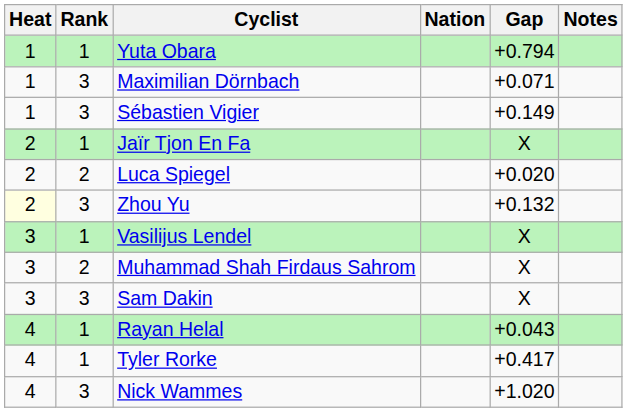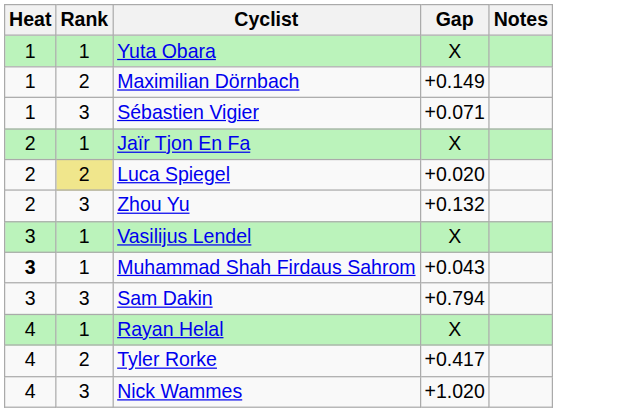- column: (455, 19)
(524, 50) +0.794 -> (455, 50) X
(84, 81) 3 -> (84, 81) 2
(524, 81) +0.071 -> (455, 81) +0.149
(524, 112) +0.149 -> (455, 112) +0.071
(84, 174) no background -> (84, 174) khaki background
(30, 205) lightyellow background -> (30, 205) no background
(30, 267) normal -> (30, 267) bold
(84, 267) 2 -> (84, 267) 1
(524, 267) X -> (455, 267) +0.043
(524, 298) X -> (455, 298) +0.794
(524, 329) +0.043 -> (455, 329) X
(84, 360) 1 -> (84, 360) 2
